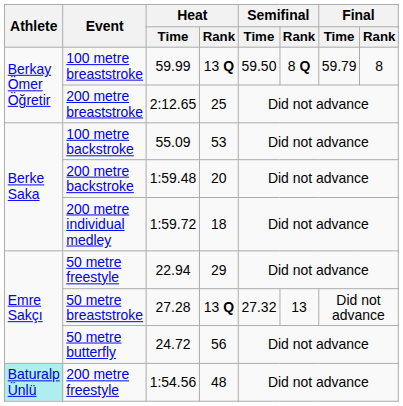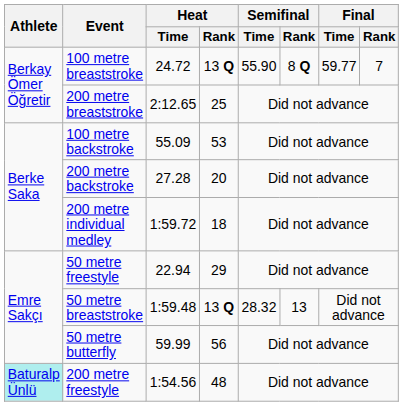(173, 67) 59.99 -> (173, 67) 24.72
(259, 67) 59.50 -> (259, 67) 55.90
(339, 67) 59.79 -> (339, 67) 59.77
(379, 67) 8 -> (379, 67) 7
(173, 179) 1:59.48 -> (173, 179) 27.28
(173, 308) 27.28 -> (173, 308) 1:59.48
(259, 308) 27.32 -> (259, 308) 28.32
(173, 345) 24.72 -> (173, 345) 59.99
